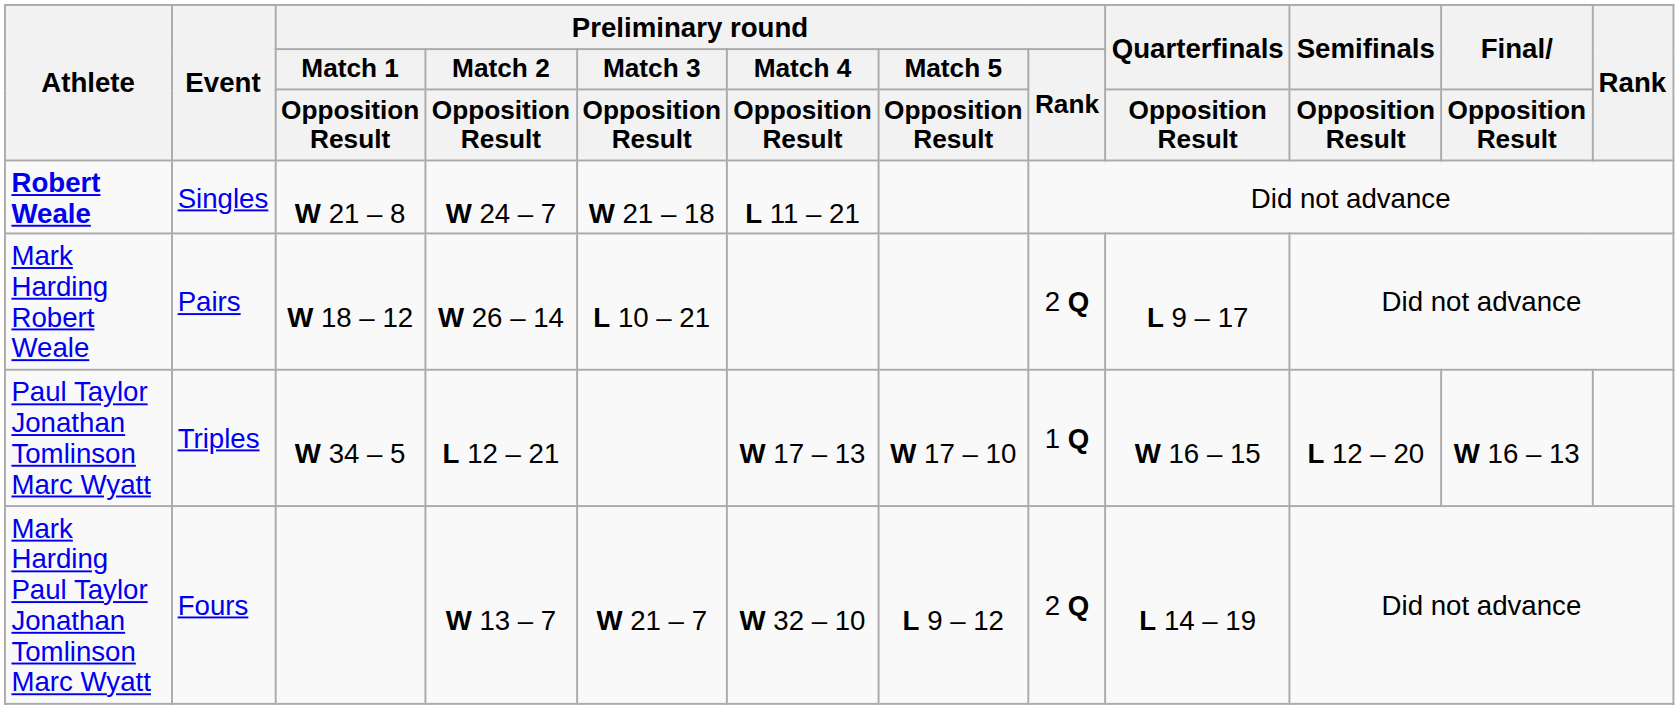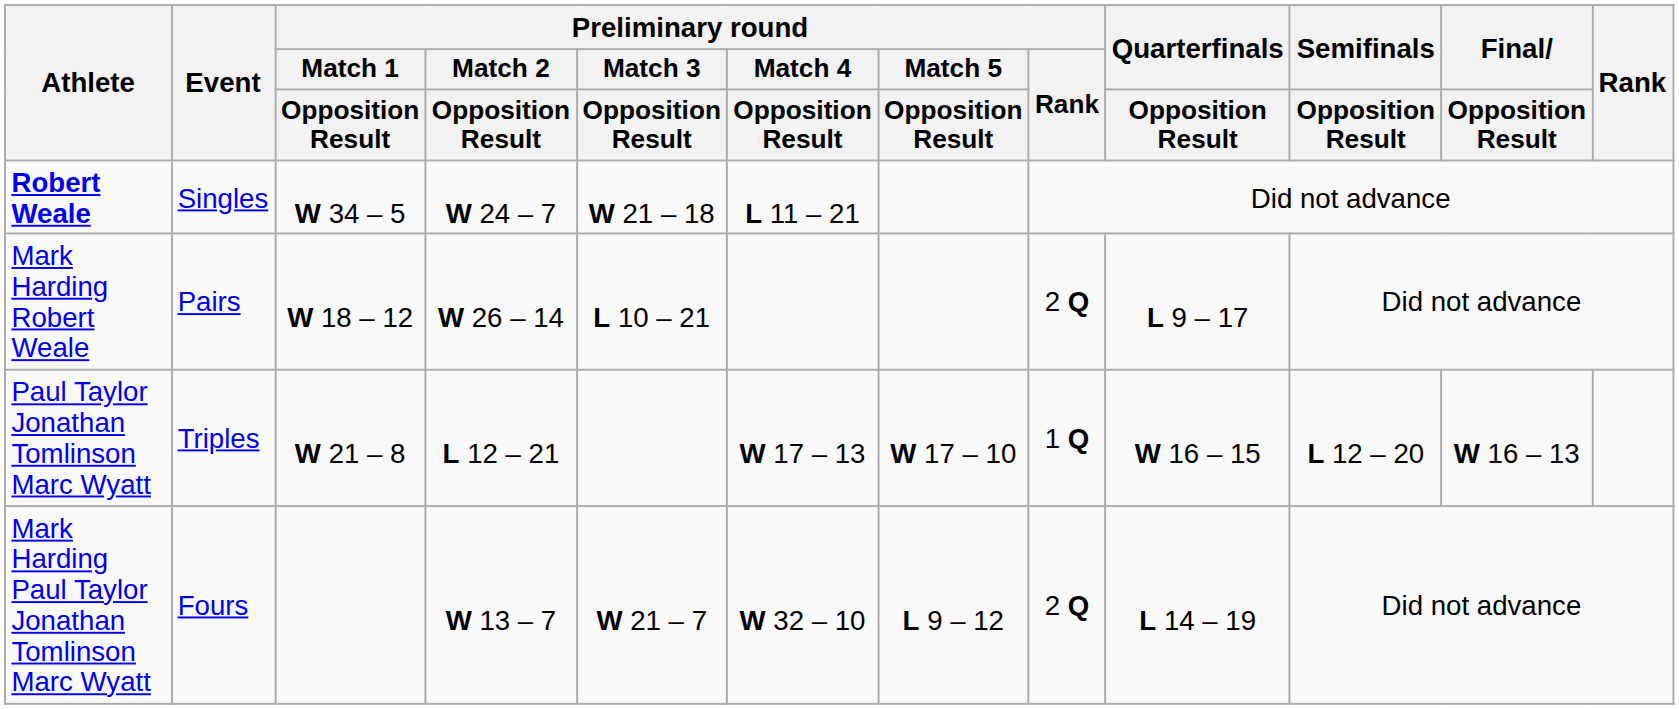(350, 213) W 21 – 8 -> (350, 213) W 34 – 5
(350, 454) W 34 – 5 -> (350, 454) W 21 – 8
